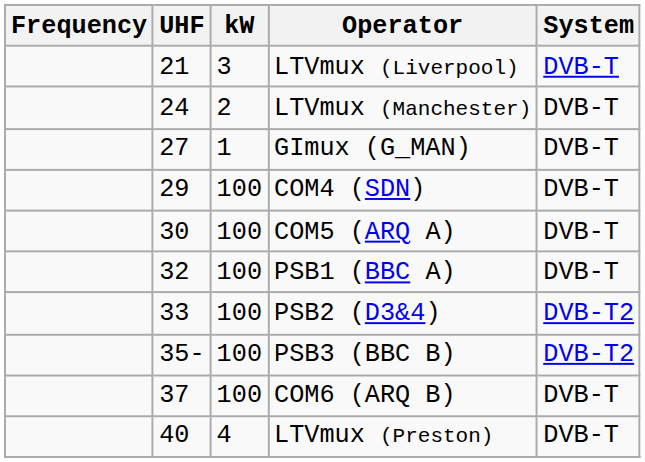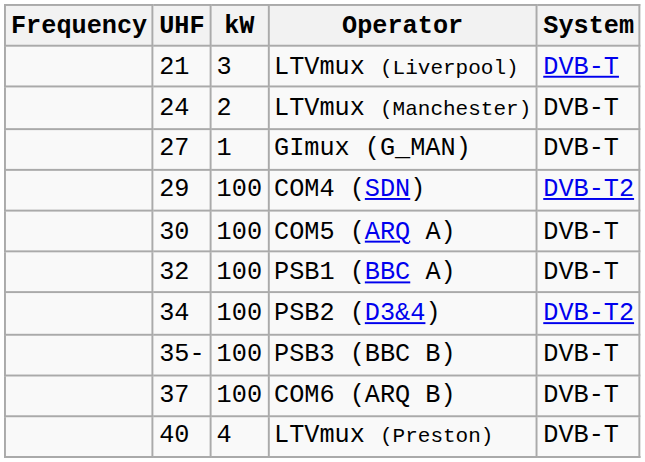(581, 190) DVB-T -> (589, 190) DVB-T2
(174, 313) 33 -> (174, 313) 34
(589, 354) DVB-T2 -> (581, 354) DVB-T
